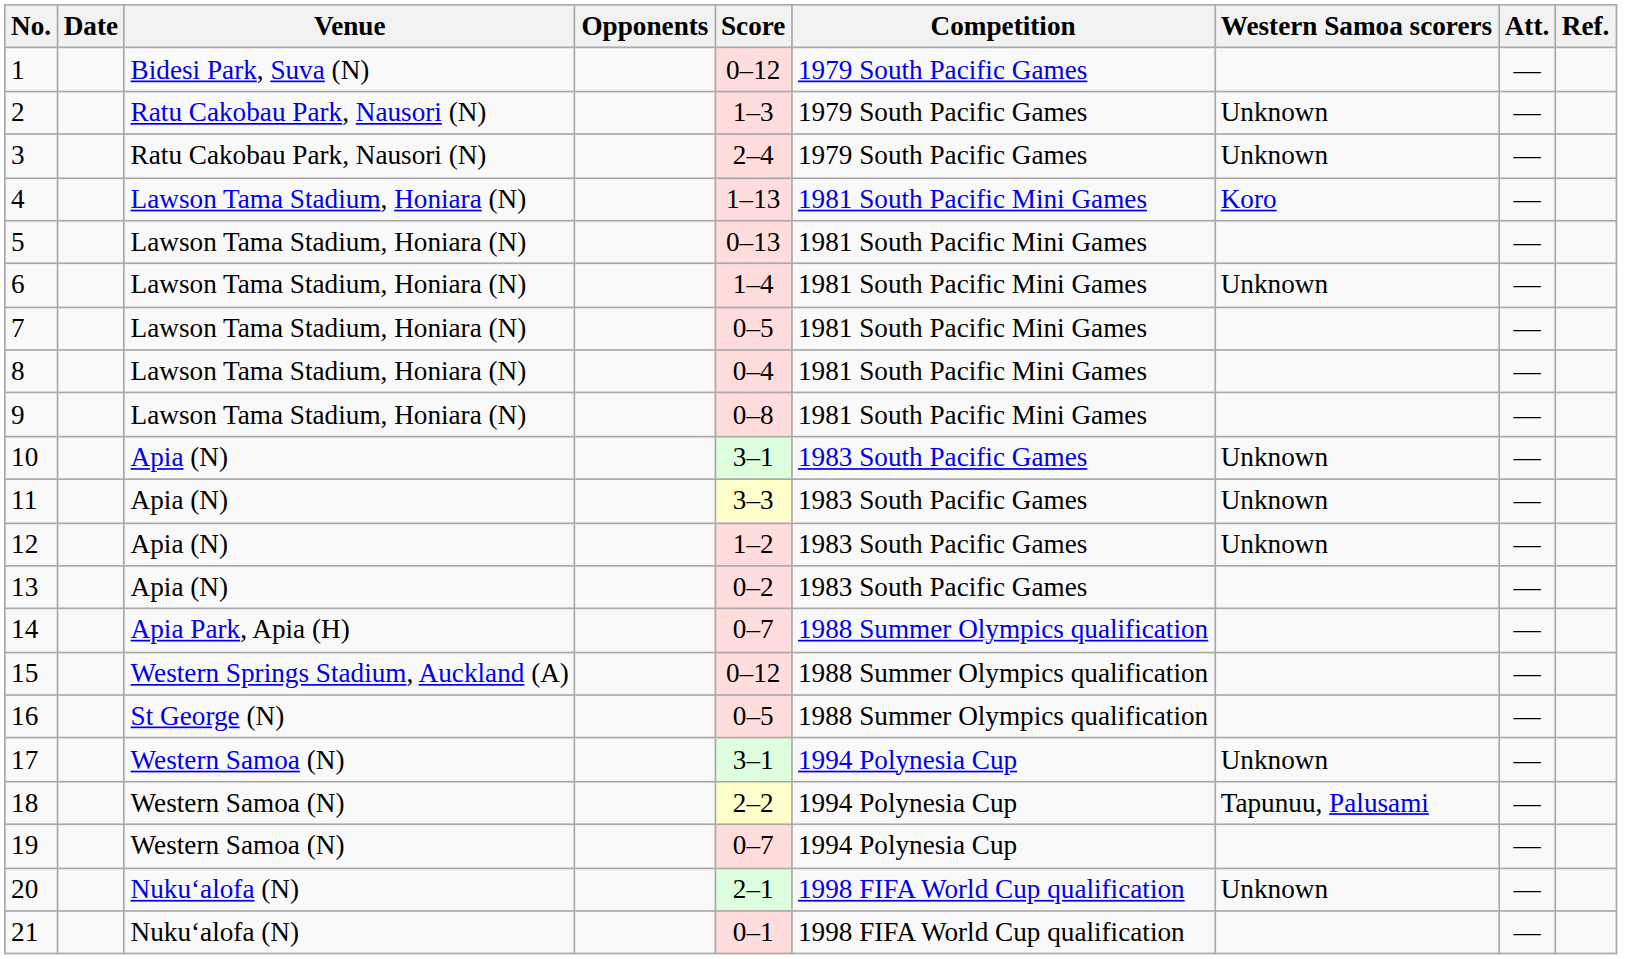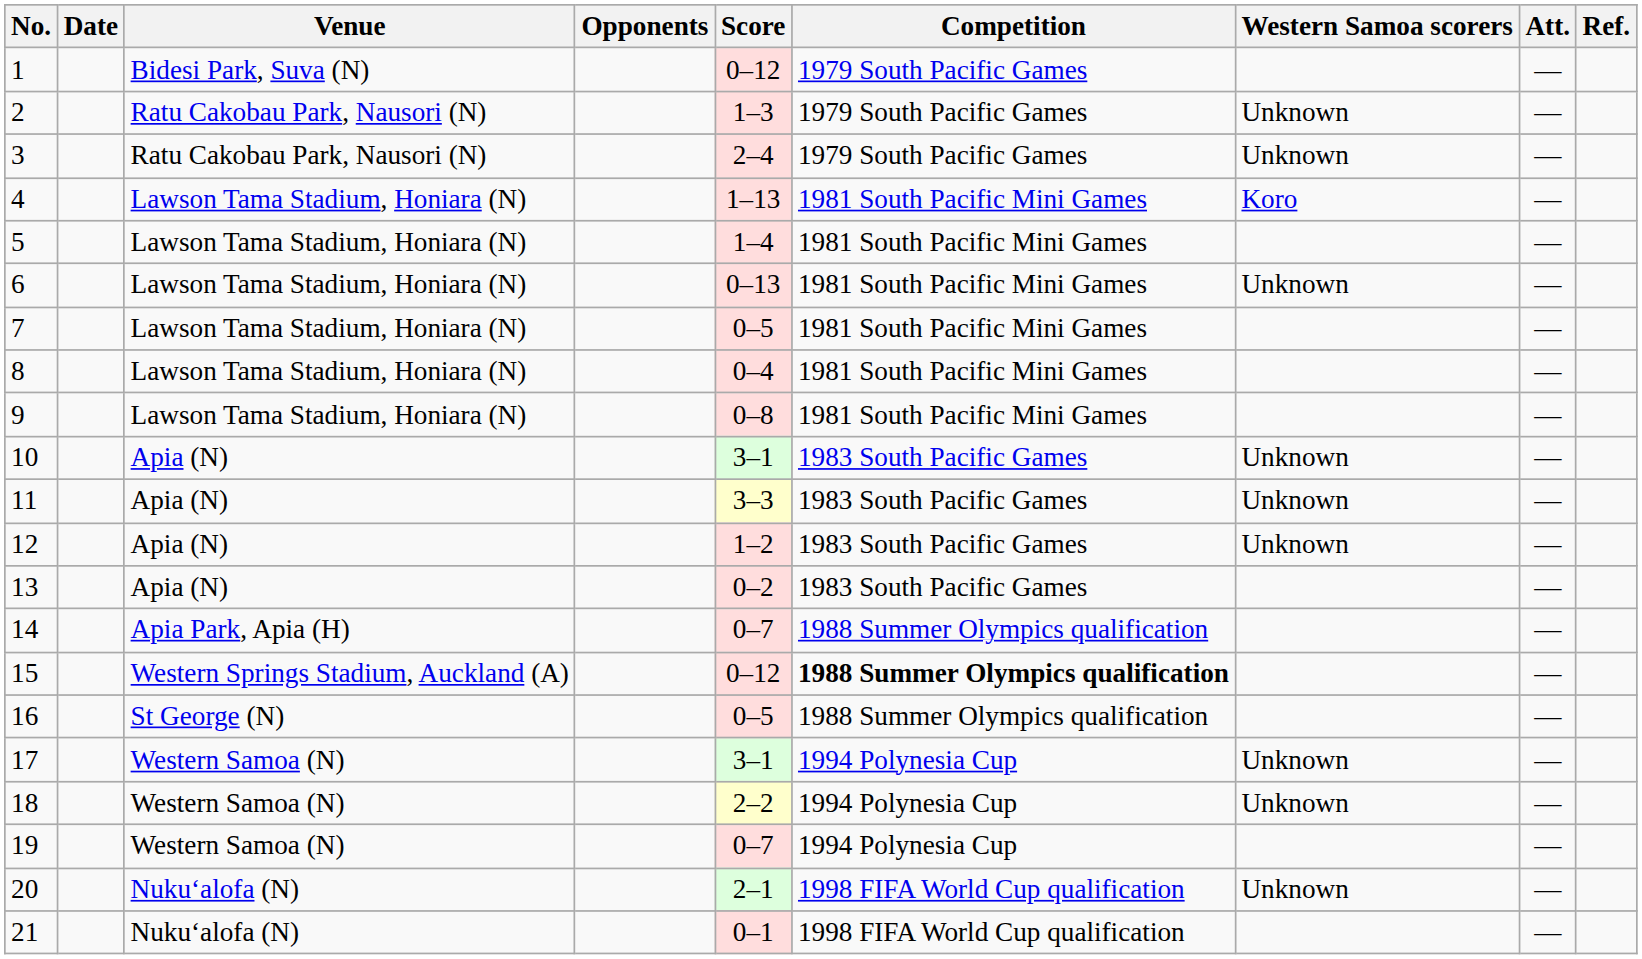(753, 241) 0–13 -> (753, 241) 1–4
(753, 284) 1–4 -> (753, 284) 0–13
(1003, 673) normal -> (1013, 673) bold
(1325, 802) Tapunuu, Palusami -> (1295, 802) Unknown
